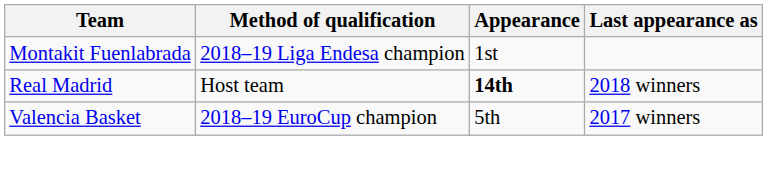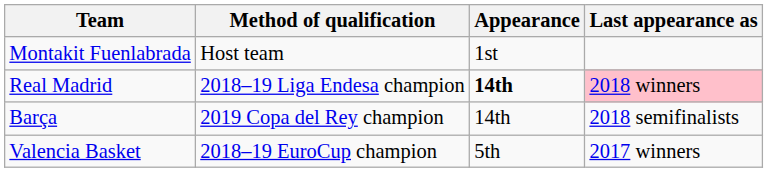(332, 53) 2018–19 Liga Endesa champion -> (242, 53) Host team
(242, 85) Host team -> (332, 85) 2018–19 Liga Endesa champion
(645, 85) no background -> (645, 85) pink background
+ row: (33, 118)
